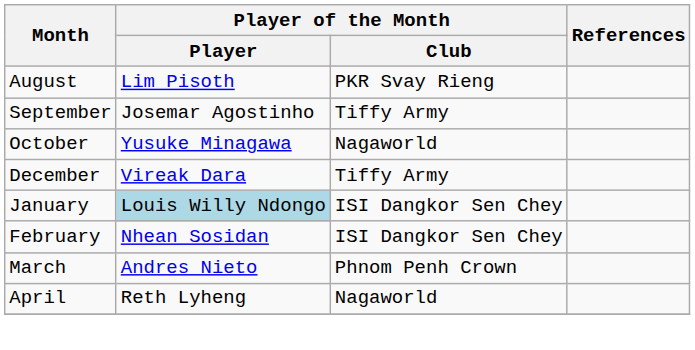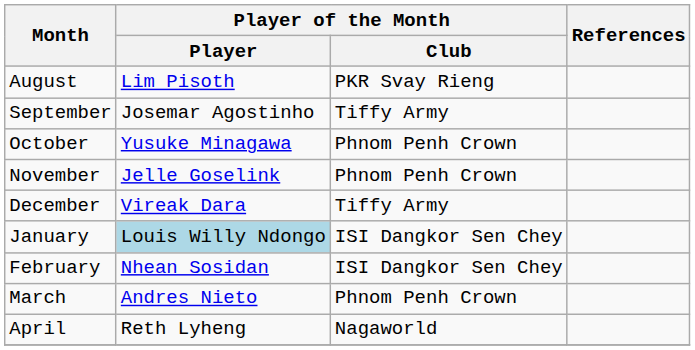(386, 144) Nagaworld -> (426, 144) Phnom Penh Crown
+ row: (55, 175)
